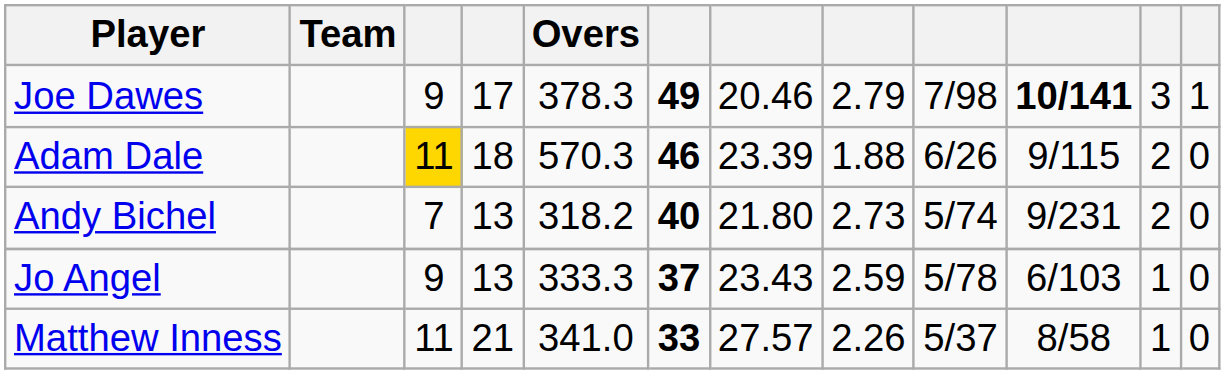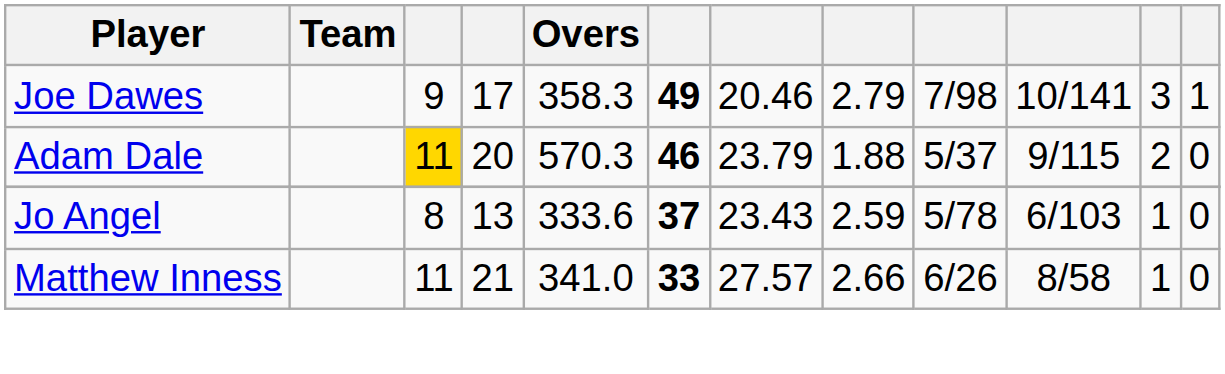(586, 95) 378.3 -> (586, 95) 358.3
(1074, 95) bold -> (1074, 95) normal
(493, 156) 18 -> (493, 156) 20
(766, 156) 23.39 -> (766, 156) 23.79
(960, 156) 6/26 -> (960, 156) 5/37
- row: (115, 216)
(434, 277) 9 -> (434, 216) 8
(586, 277) 333.3 -> (586, 216) 333.6
(868, 338) 2.26 -> (868, 277) 2.66
(960, 338) 5/37 -> (960, 277) 6/26
